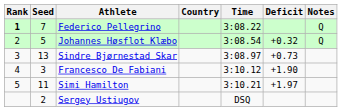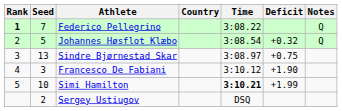(284, 56) +0.73 -> (284, 56) +0.75
(43, 85) 11 -> (43, 85) 10
(242, 85) normal -> (242, 85) bold
(284, 85) +1.97 -> (284, 85) +1.99
